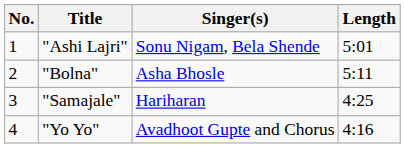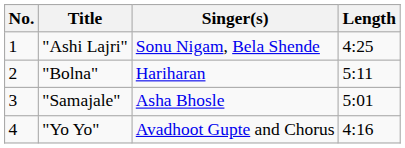(358, 45) 5:01 -> (358, 45) 4:25
(180, 73) Asha Bhosle -> (171, 73) Hariharan
(171, 101) Hariharan -> (180, 101) Asha Bhosle
(358, 101) 4:25 -> (358, 101) 5:01
